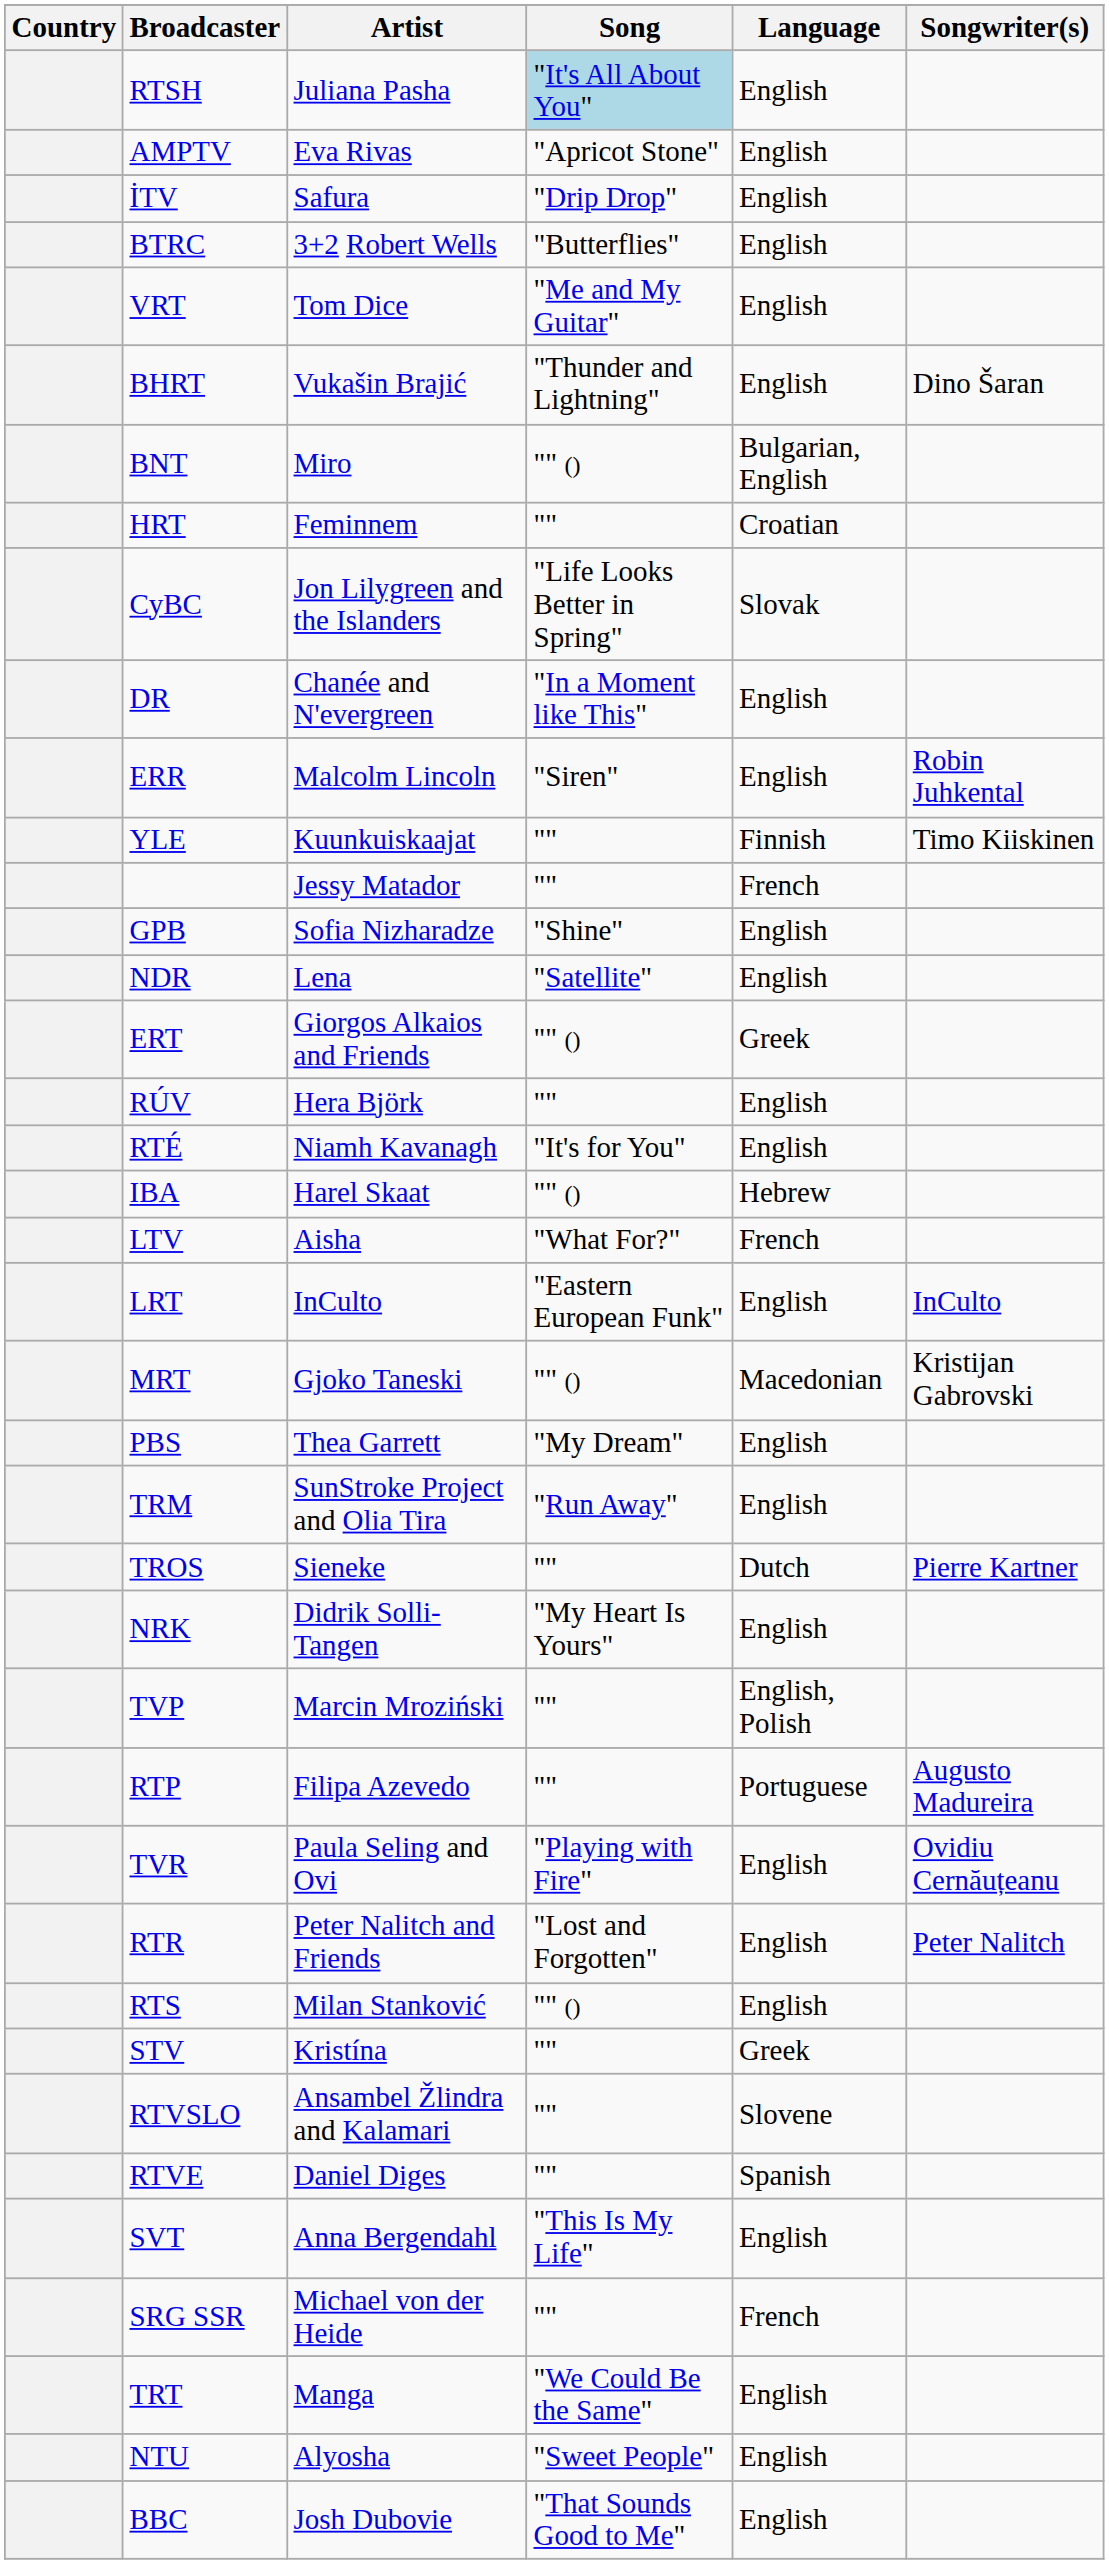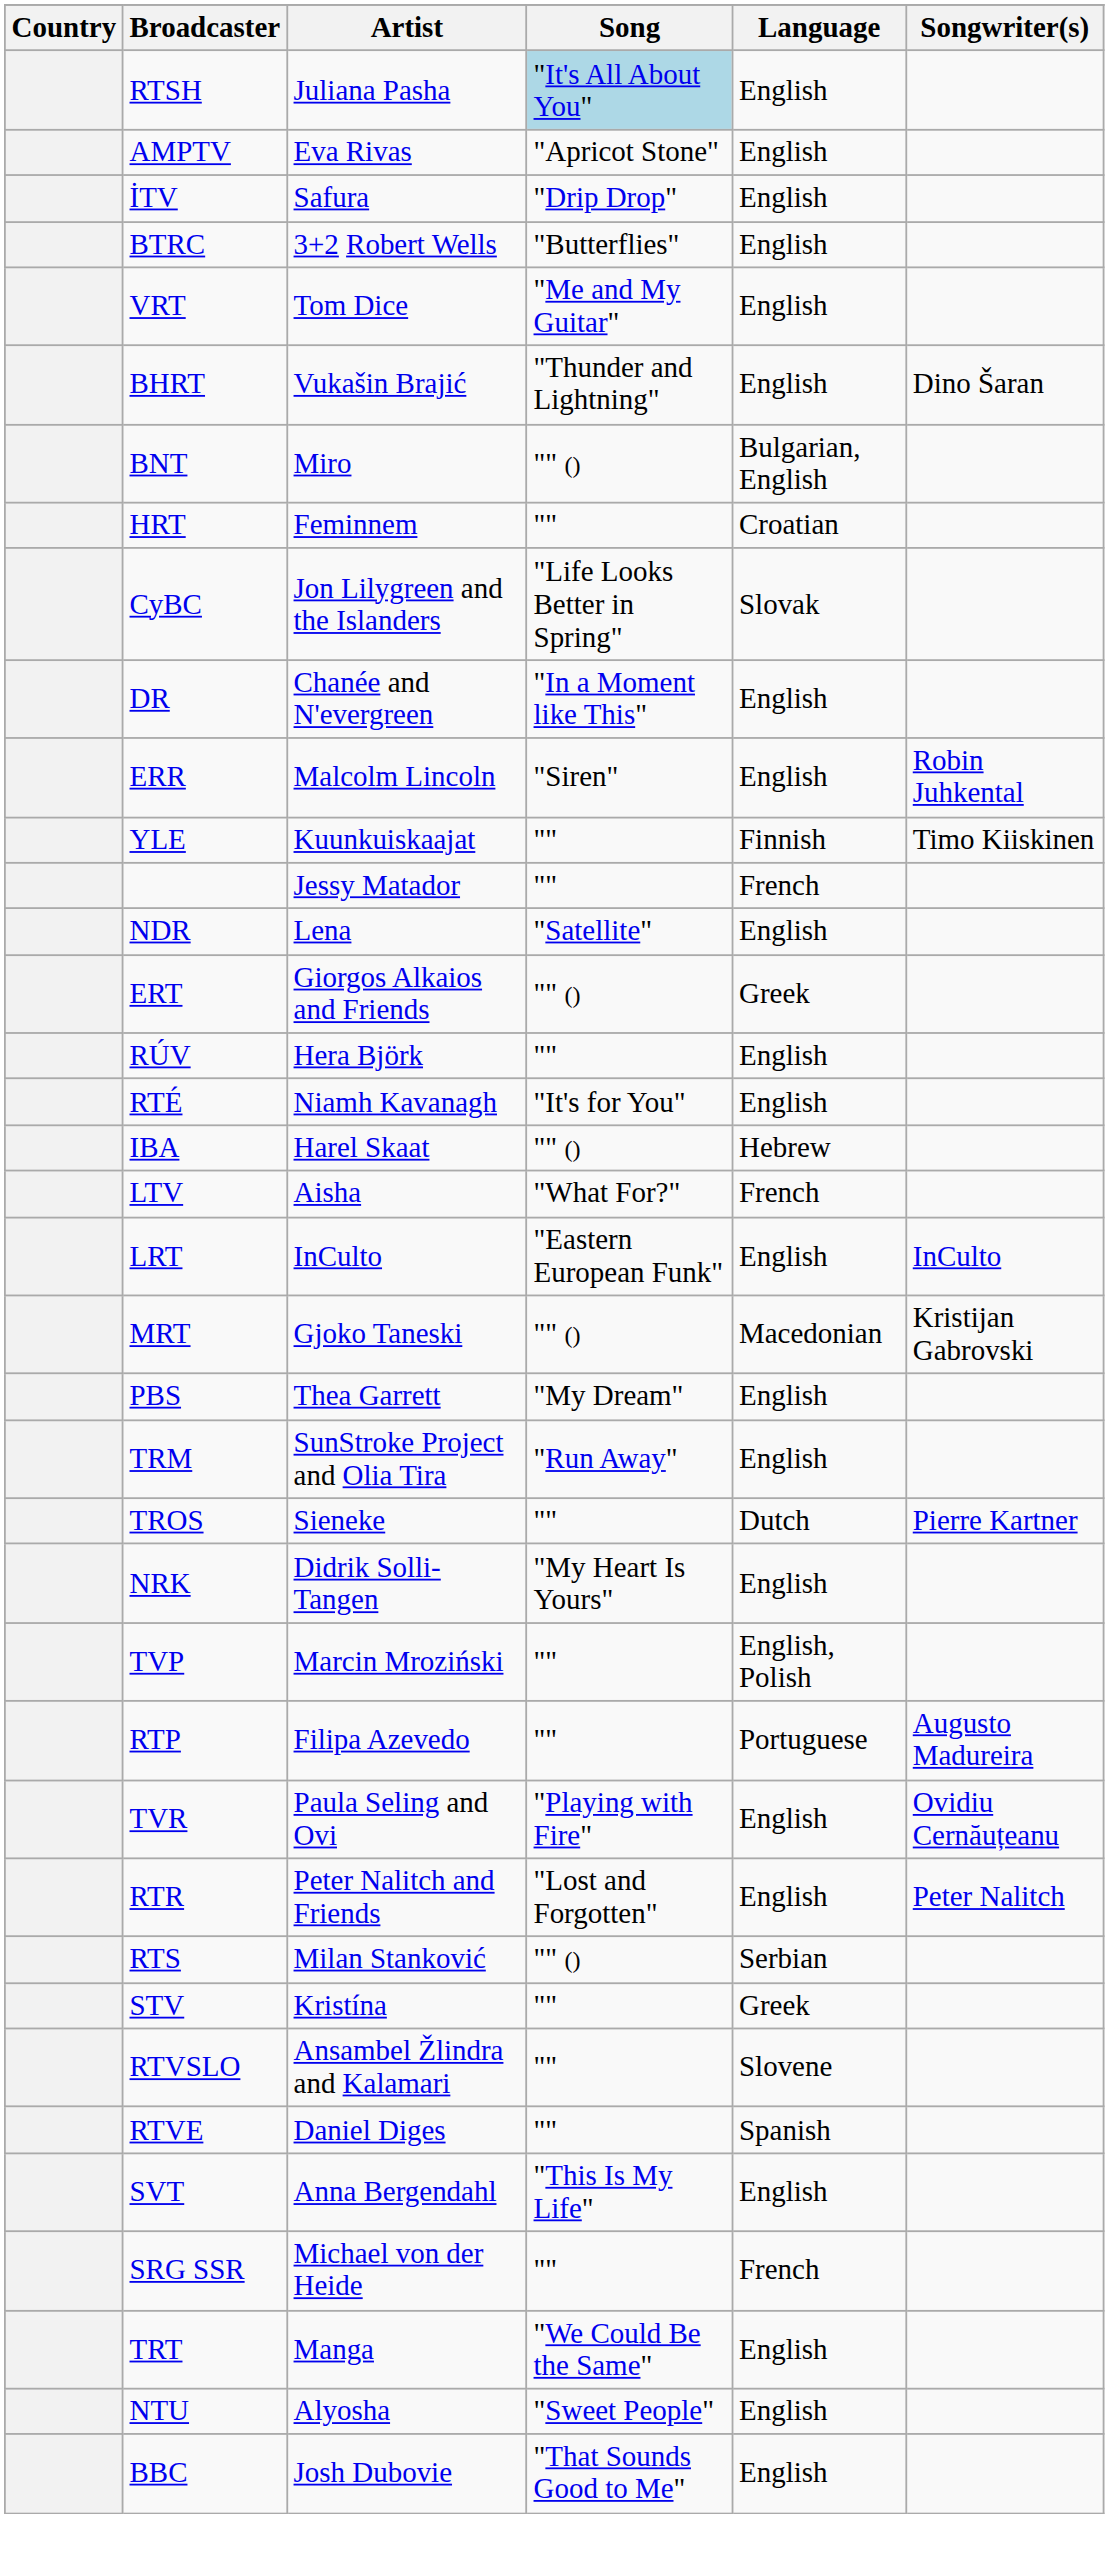- row: (158, 931)
(783, 2005) English -> (783, 1959) Serbian
